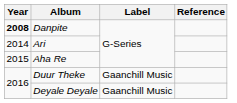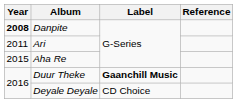(18, 43) 2014 -> (17, 43) 2011
(137, 75) normal -> (140, 75) bold
(137, 91) Gaanchill Music -> (126, 91) CD Choice
